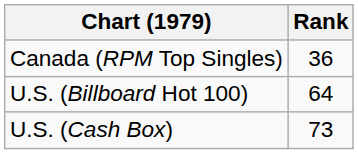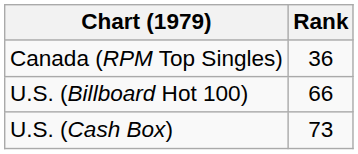(321, 93) 64 -> (321, 93) 66
